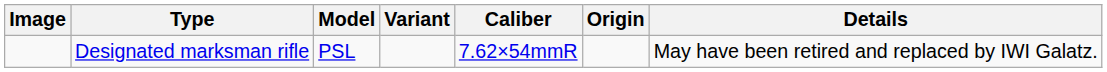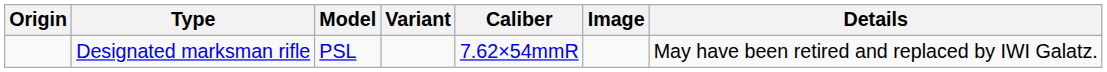columns swapped: (38, 20) <-> (616, 20)
